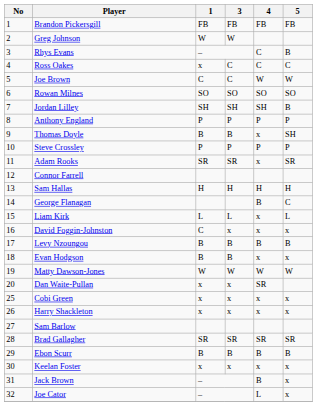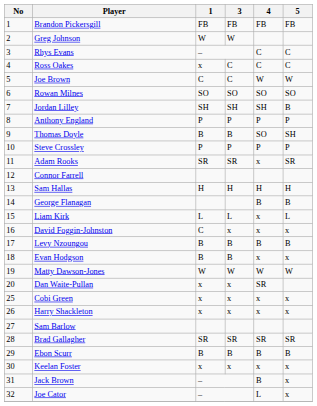(288, 51) B -> (288, 51) C
(258, 134) x -> (261, 134) SO
(288, 202) C -> (288, 202) B
